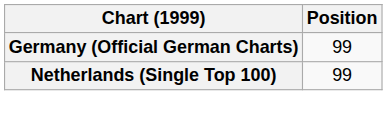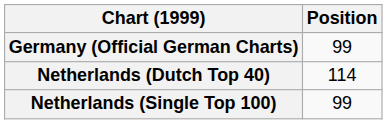+ row: (154, 75)
